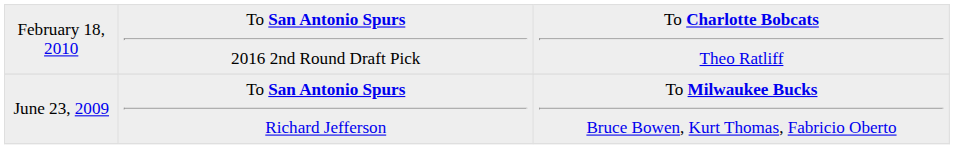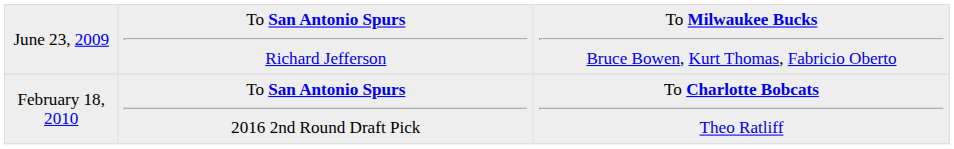rows swapped: (61, 108) <-> (61, 39)
